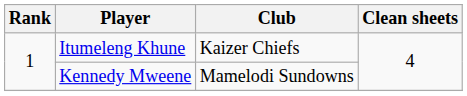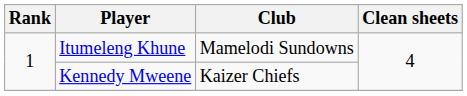(250, 47) Kaizer Chiefs -> (277, 47) Mamelodi Sundowns
(277, 76) Mamelodi Sundowns -> (250, 76) Kaizer Chiefs
